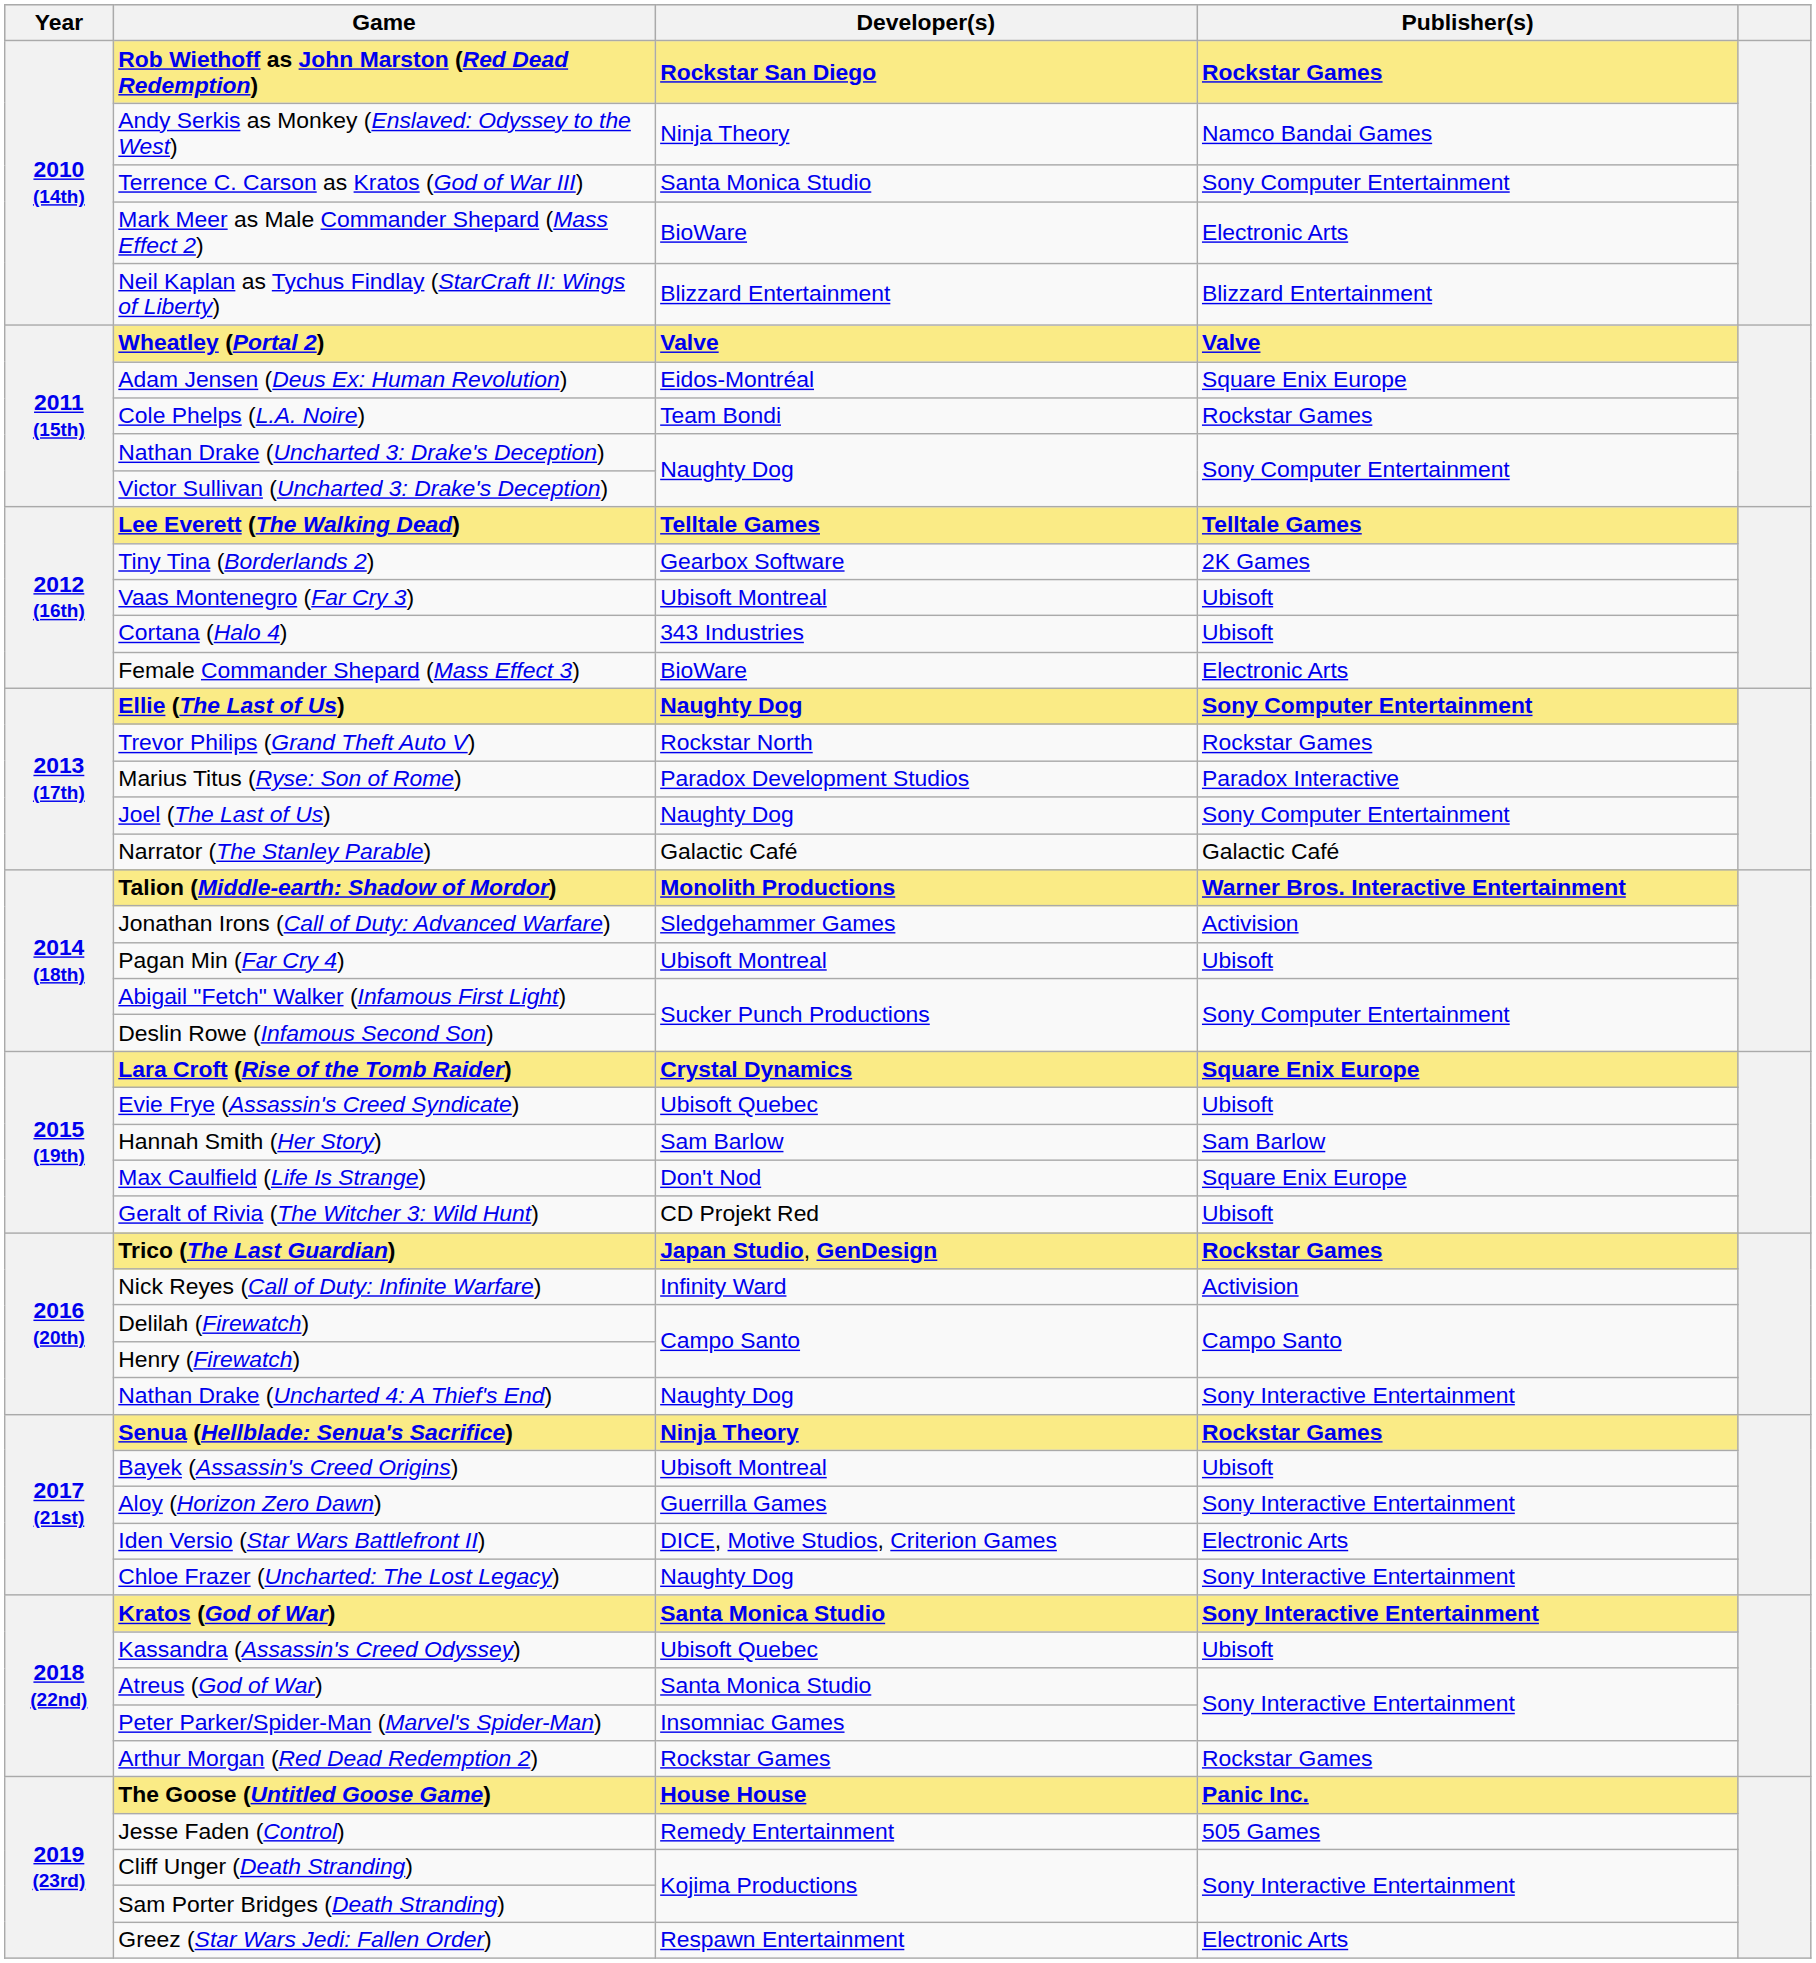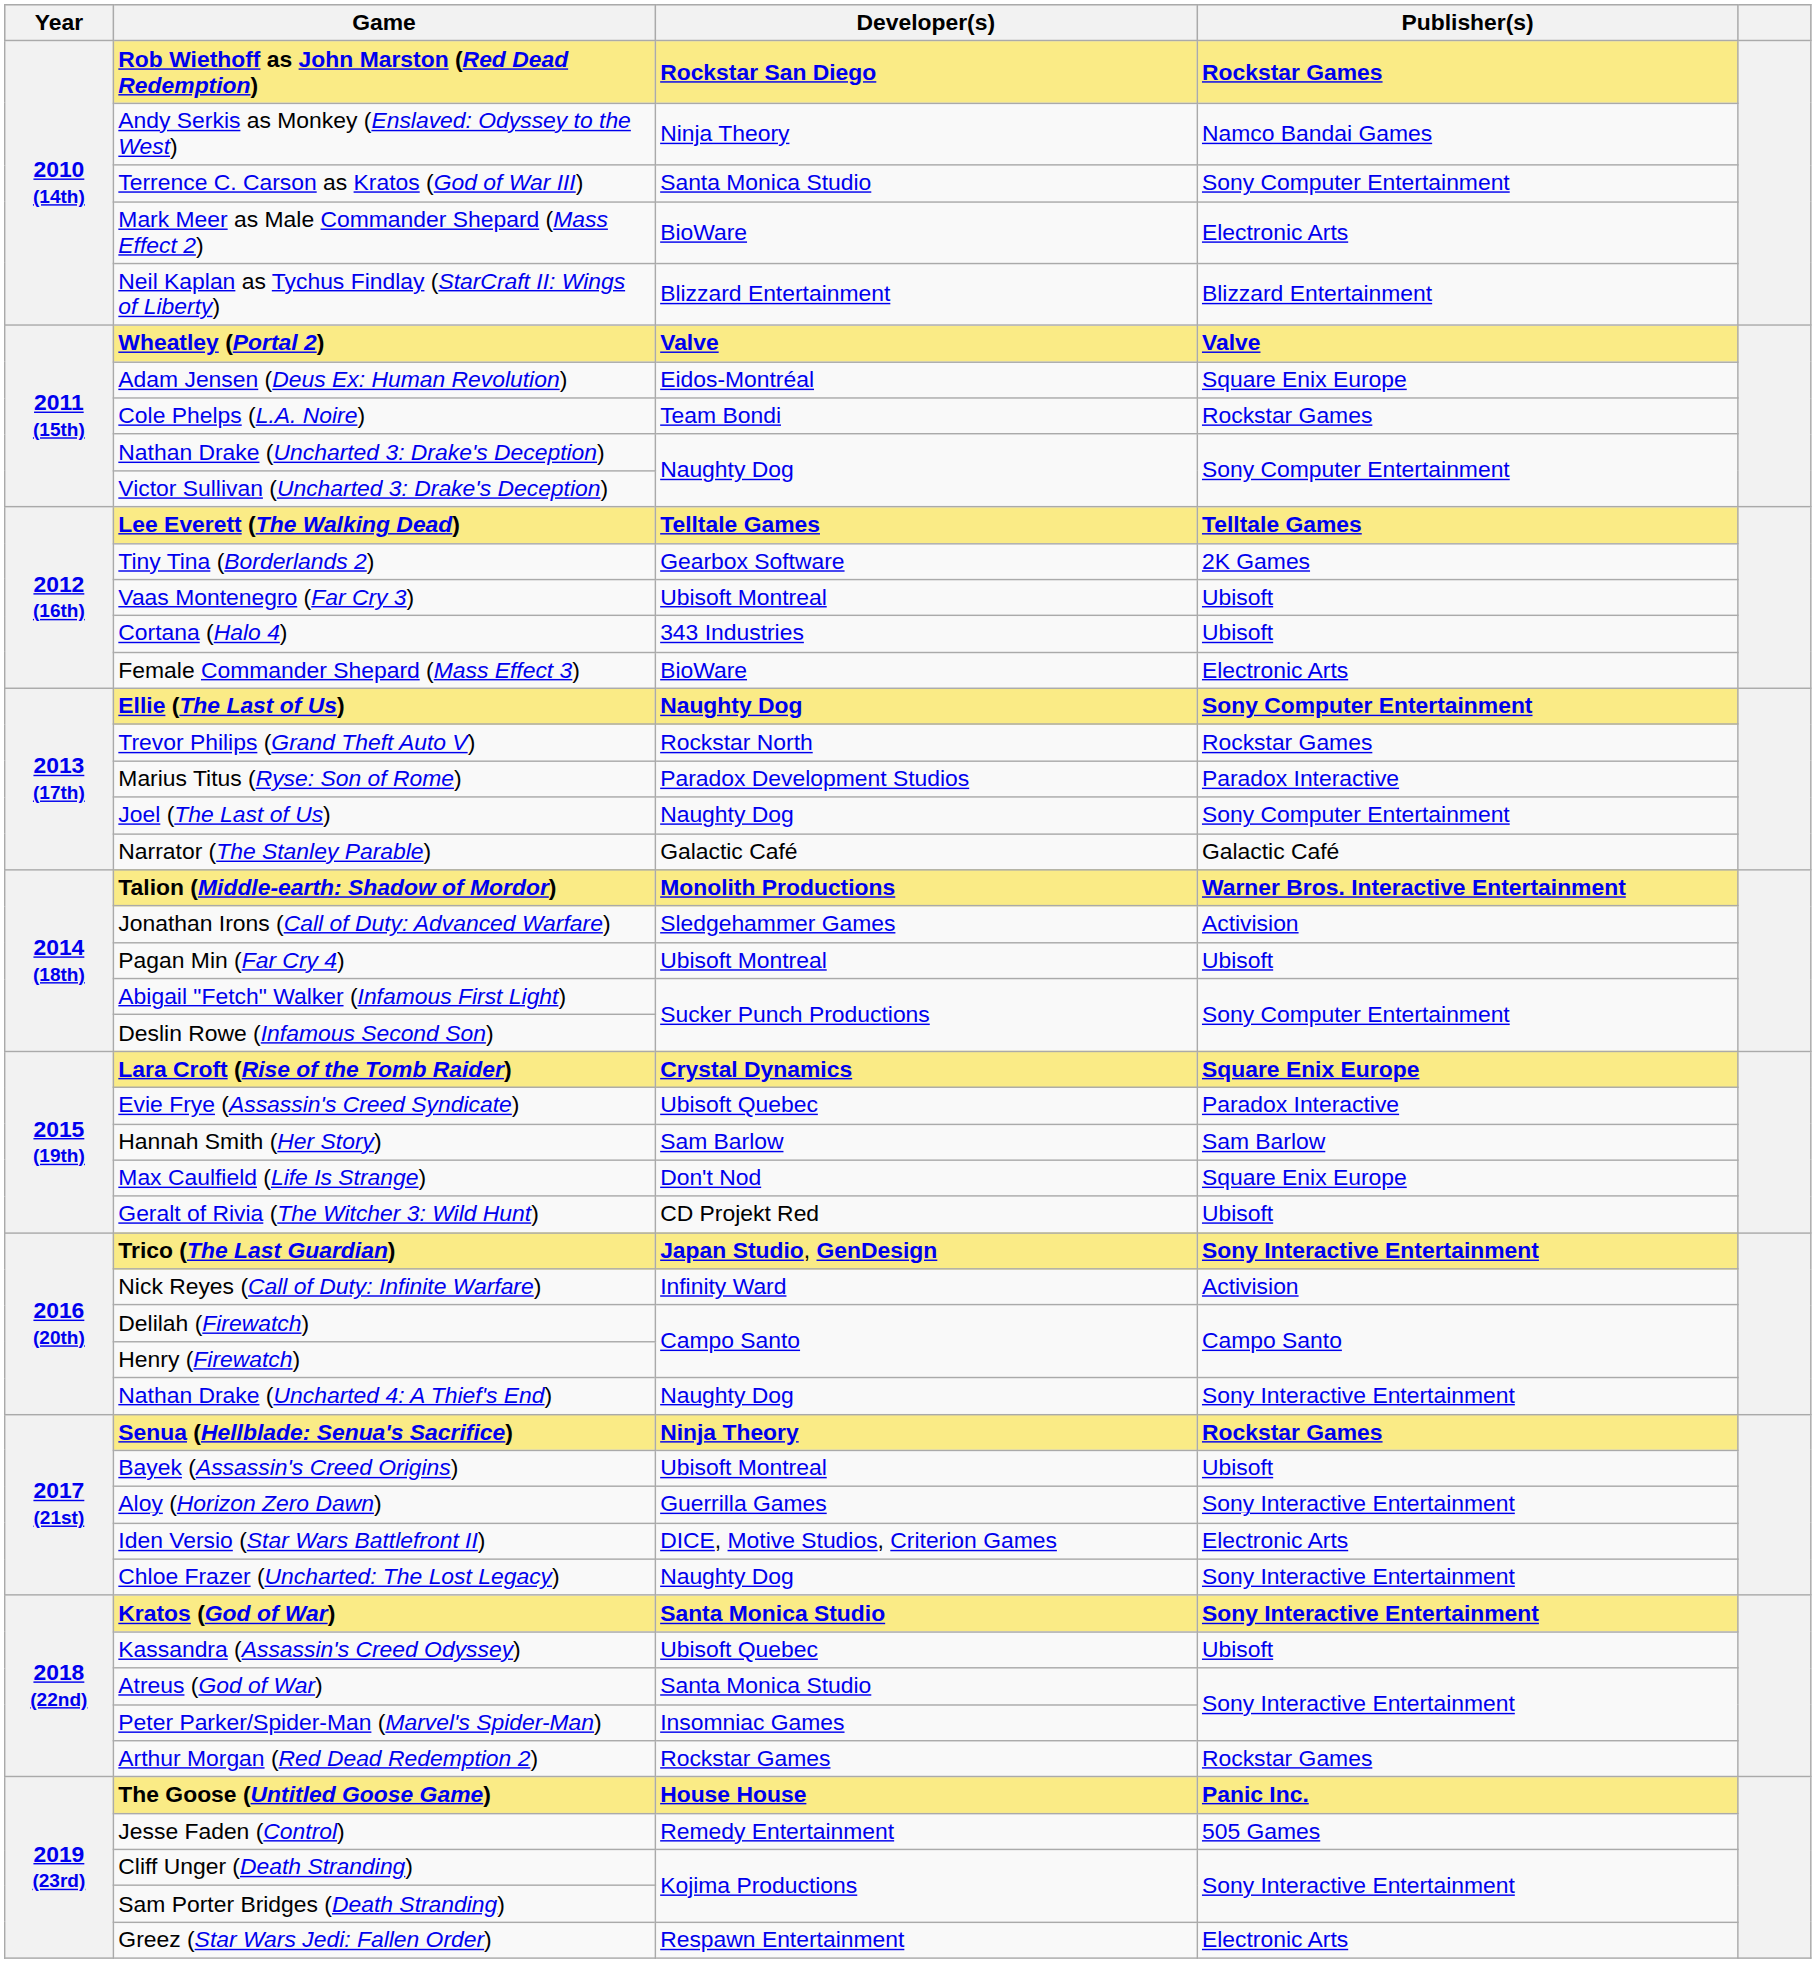(1238, 1105) Ubisoft -> (1301, 1105) Paradox Interactive
(1292, 1250) Rockstar Games -> (1370, 1250) Sony Interactive Entertainment
